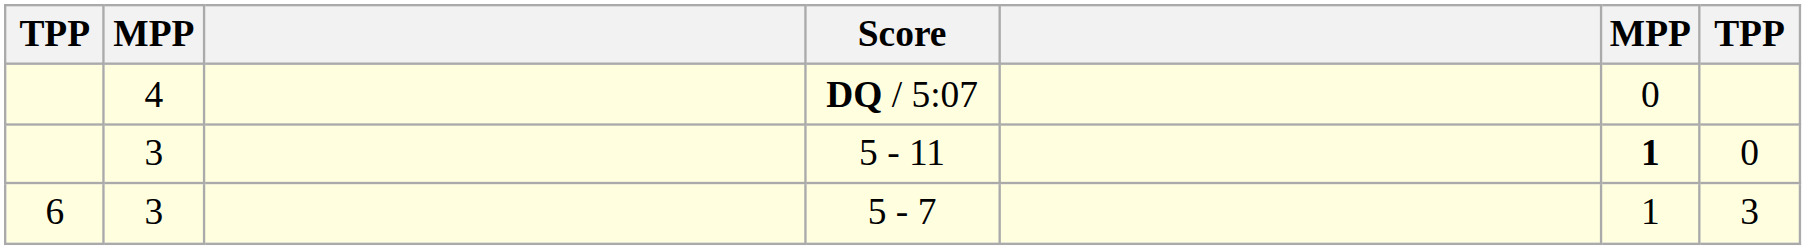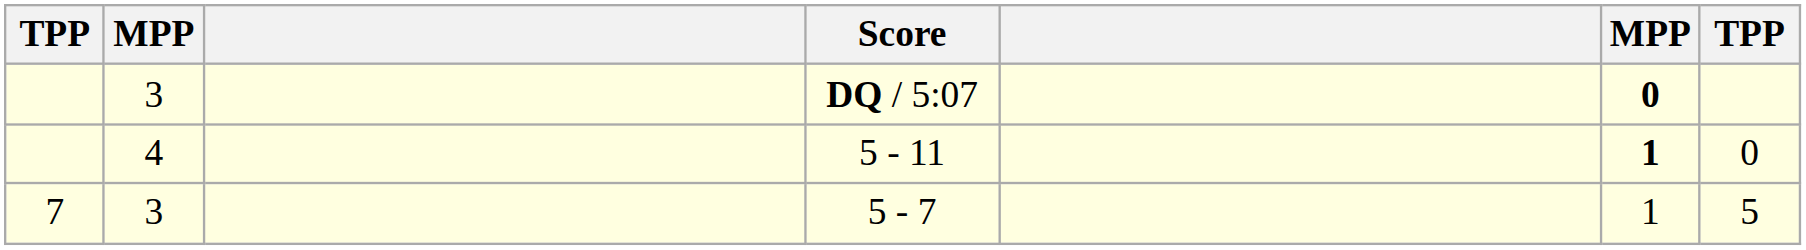(154, 93) 4 -> (154, 93) 3
(1650, 93) normal -> (1650, 93) bold
(154, 152) 3 -> (154, 152) 4
(55, 212) 6 -> (55, 212) 7
(1749, 212) 3 -> (1749, 212) 5
